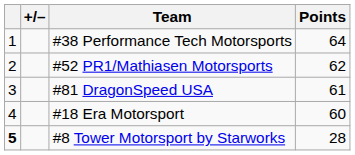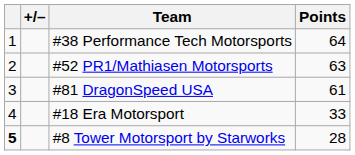(337, 65) 62 -> (337, 65) 63
(337, 114) 60 -> (337, 114) 33
